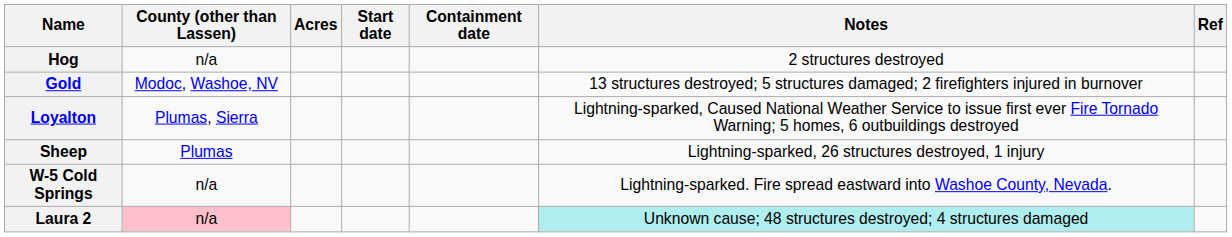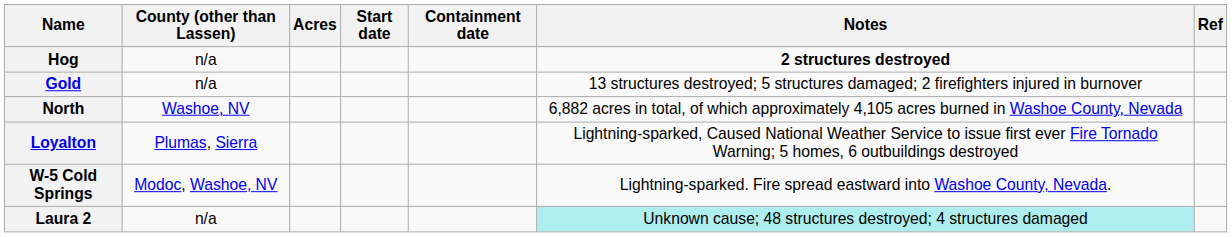(866, 59) normal -> (866, 59) bold
(206, 84) Modoc, Washoe, NV -> (206, 84) n/a
+ row: (63, 109)
- row: (63, 151)
(206, 185) n/a -> (206, 185) Modoc, Washoe, NV
(206, 219) pink background -> (206, 219) no background
